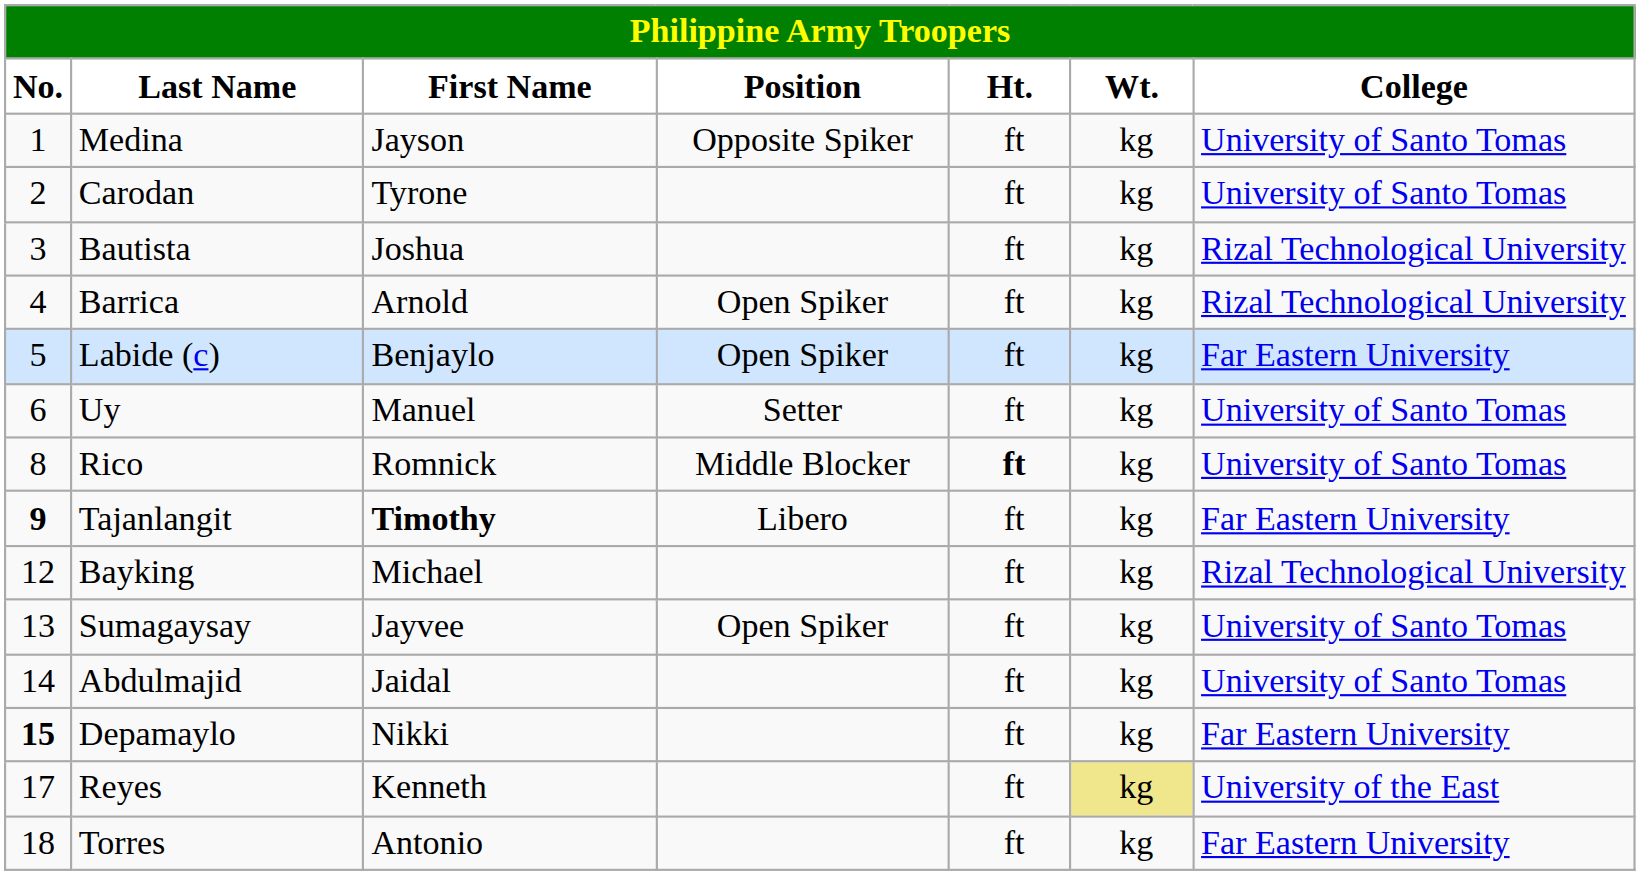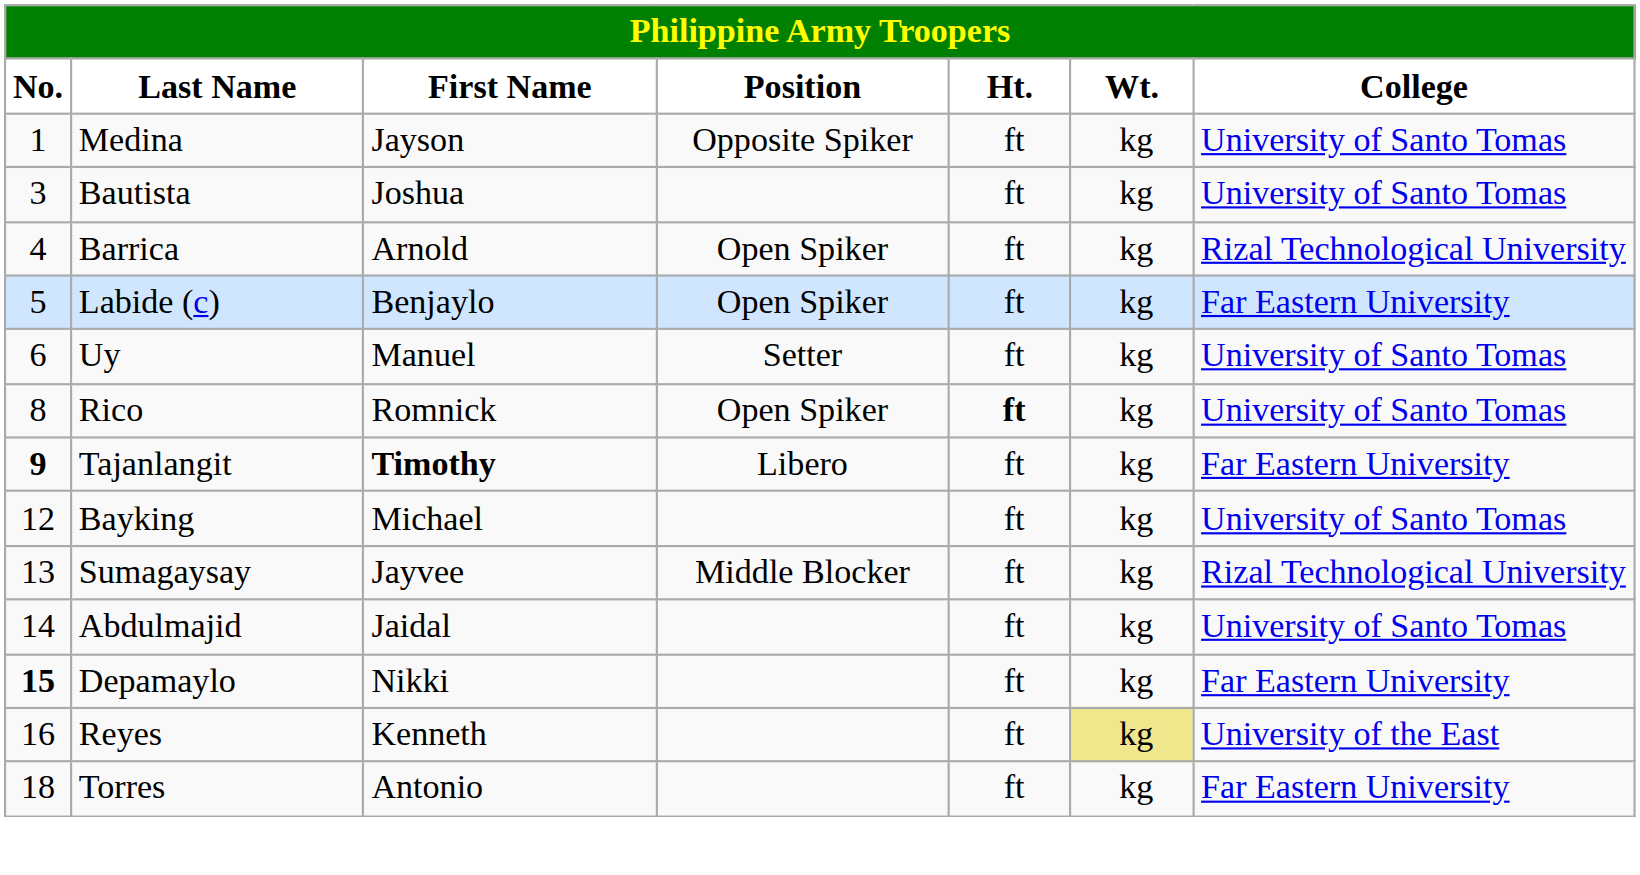- row: (137, 193)
(1413, 247) Rizal Technological University -> (1384, 193) University of Santo Tomas
(802, 463) Middle Blocker -> (802, 409) Open Spiker
(1413, 572) Rizal Technological University -> (1384, 517) University of Santo Tomas
(802, 626) Open Spiker -> (802, 572) Middle Blocker
(1384, 626) University of Santo Tomas -> (1413, 572) Rizal Technological University
(38, 788) 17 -> (38, 734) 16
